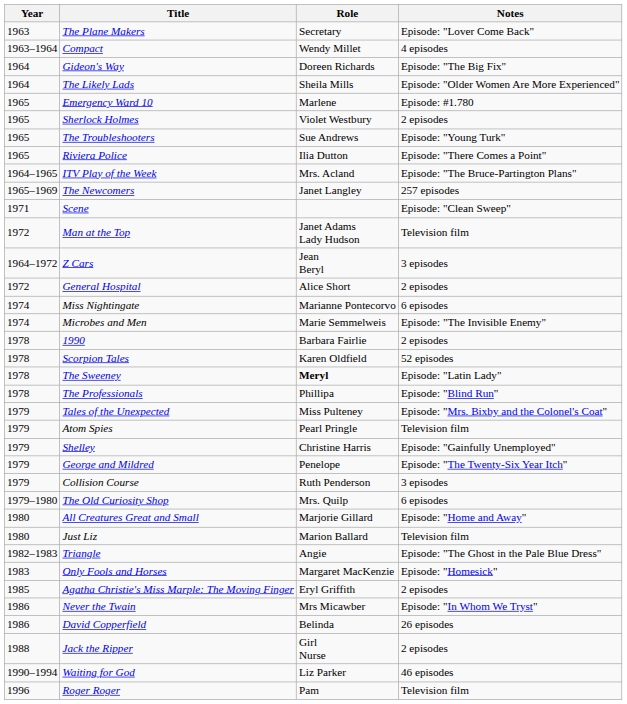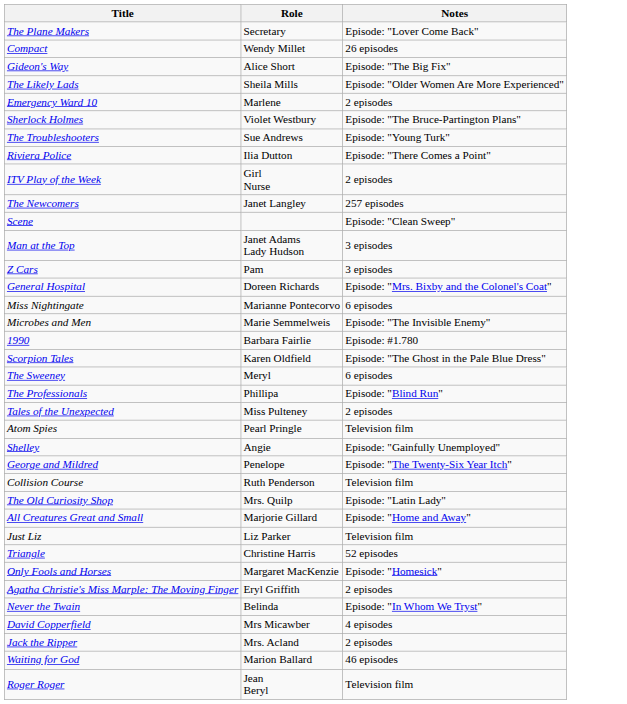- column: (32, 13)
(424, 48) 4 episodes -> (372, 48) 26 episodes
(337, 66) Doreen Richards -> (269, 66) Alice Short
(437, 102) Episode: #1.780 -> (369, 102) 2 episodes
(424, 119) 2 episodes -> (433, 119) Episode: "The Bruce-Partington Plans"
(327, 173) Mrs. Acland -> (257, 179) Girl Nurse
(489, 173) Episode: "The Bruce-Partington Plans" -> (369, 179) 2 episodes
(435, 232) Television film -> (369, 245) 3 episodes
(311, 263) Jean Beryl -> (253, 269) Pam
(325, 287) Alice Short -> (281, 287) Doreen Richards
(424, 287) 2 episodes -> (448, 287) Episode: "Mrs. Bixby and the Colonel's Coat"
(424, 340) 2 episodes -> (382, 340) Episode: #1.780
(427, 358) 52 episodes -> (446, 358) Episode: "The Ghost in the Pale Blue Dress"
(314, 376) bold -> (257, 376) normal
(451, 376) Episode: "Latin Lady" -> (369, 376) 6 episodes
(504, 411) Episode: "Mrs. Bixby and the Colonel's Coat" -> (369, 411) 2 episodes
(335, 447) Christine Harris -> (257, 447) Angie
(424, 482) 3 episodes -> (379, 482) Television film
(424, 500) 6 episodes -> (396, 500) Episode: "Latin Lady"
(333, 535) Marion Ballard -> (267, 535) Liz Parker
(313, 553) Angie -> (279, 553) Christine Harris
(501, 553) Episode: "The Ghost in the Pale Blue Dress" -> (372, 553) 52 episodes
(332, 606) Mrs Micawber -> (261, 606) Belinda
(316, 624) Belinda -> (277, 624) Mrs Micawber
(427, 624) 26 episodes -> (369, 624) 4 episodes
(312, 648) Girl Nurse -> (271, 642) Mrs. Acland
(322, 672) Liz Parker -> (278, 660) Marion Ballard
(309, 690) Pam -> (256, 684) Jean Beryl
